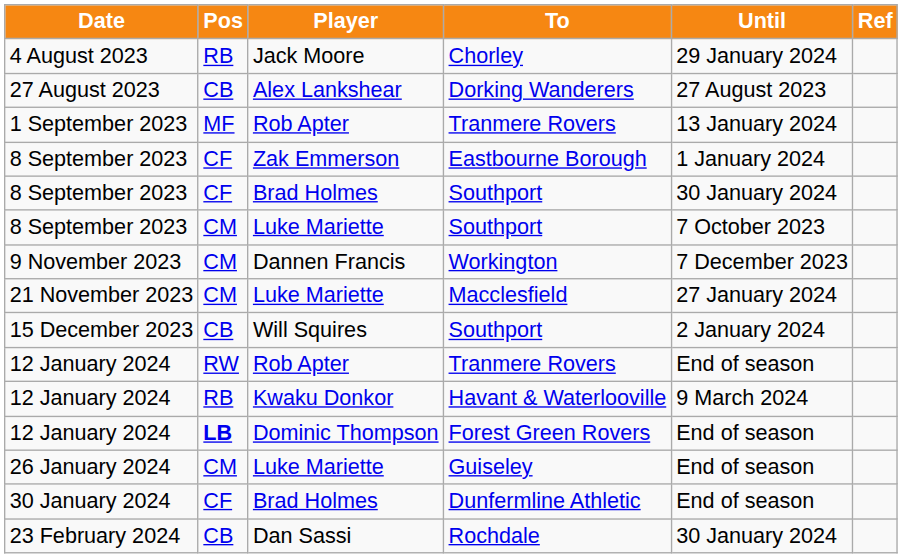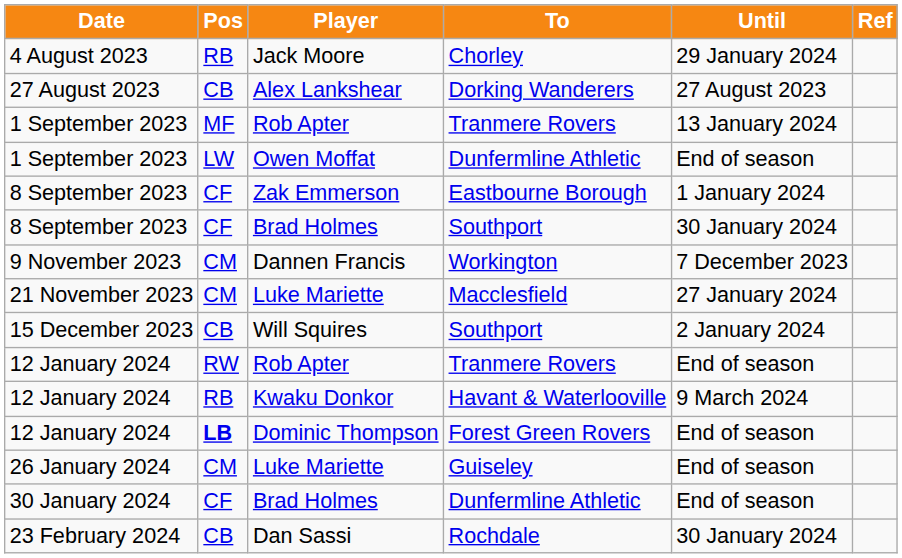+ row: (99, 158)
- row: (99, 227)
